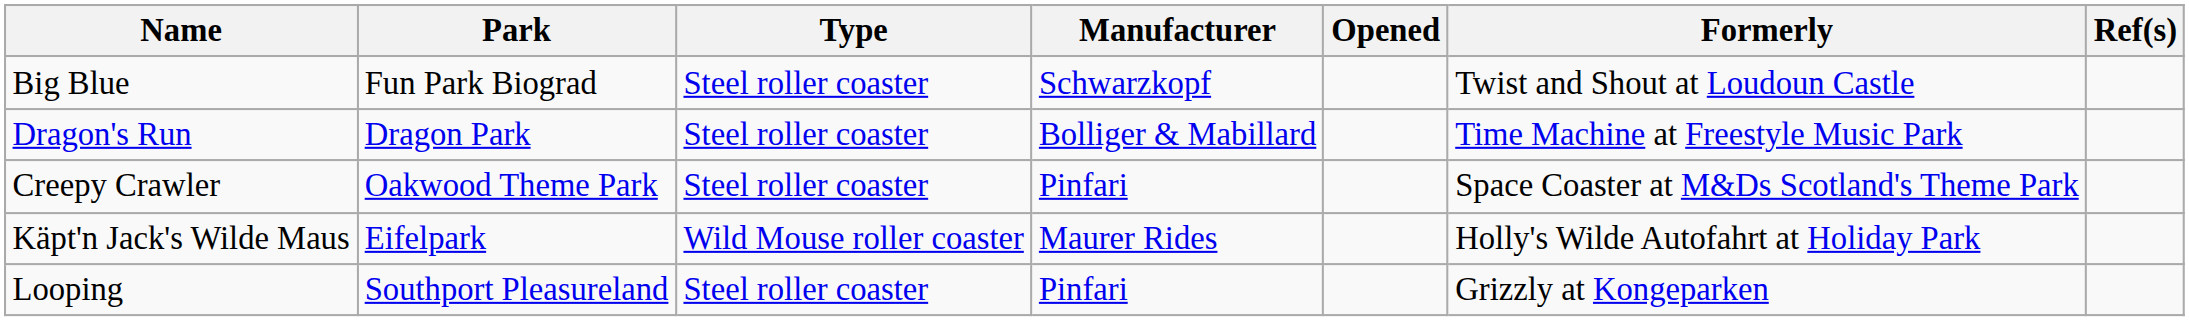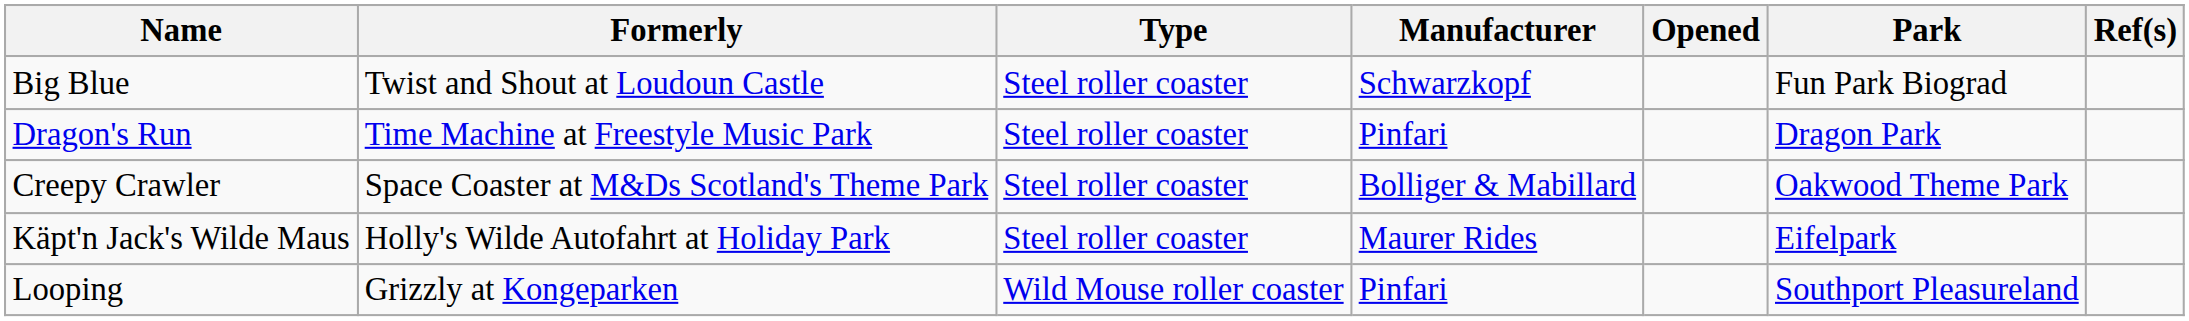columns swapped: (517, 30) <-> (1767, 30)
(1178, 133) Bolliger & Mabillard -> (1403, 133) Pinfari
(1083, 185) Pinfari -> (1497, 185) Bolliger & Mabillard
(854, 237) Wild Mouse roller coaster -> (1126, 237) Steel roller coaster
(806, 289) Steel roller coaster -> (1173, 289) Wild Mouse roller coaster
